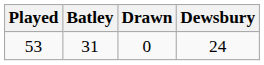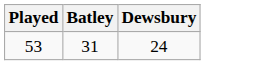- column: (147, 18)
